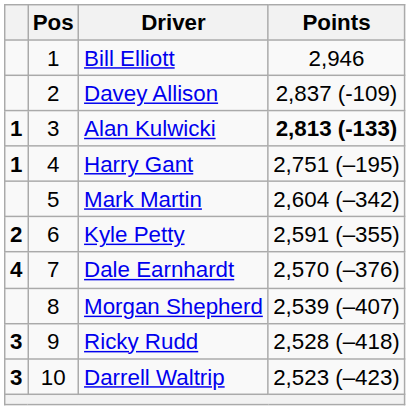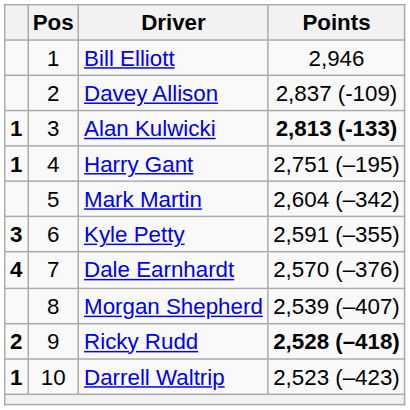(16, 235) 2 -> (16, 235) 3
(16, 341) 3 -> (16, 341) 2
(337, 341) normal -> (337, 341) bold
(16, 376) 3 -> (16, 376) 1
